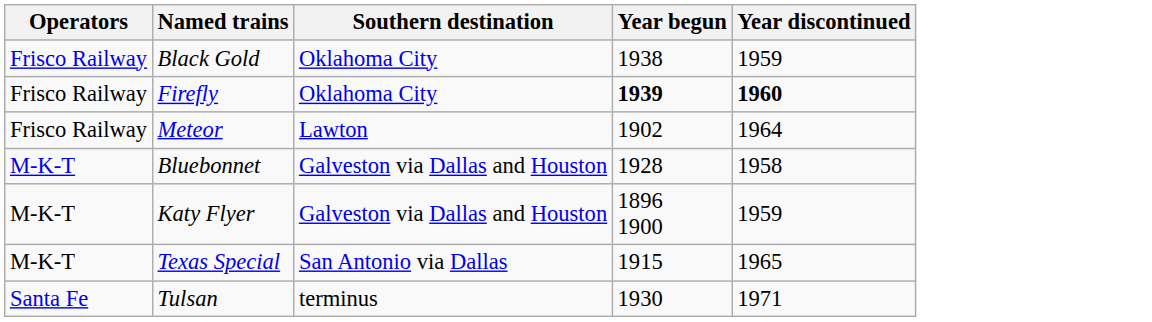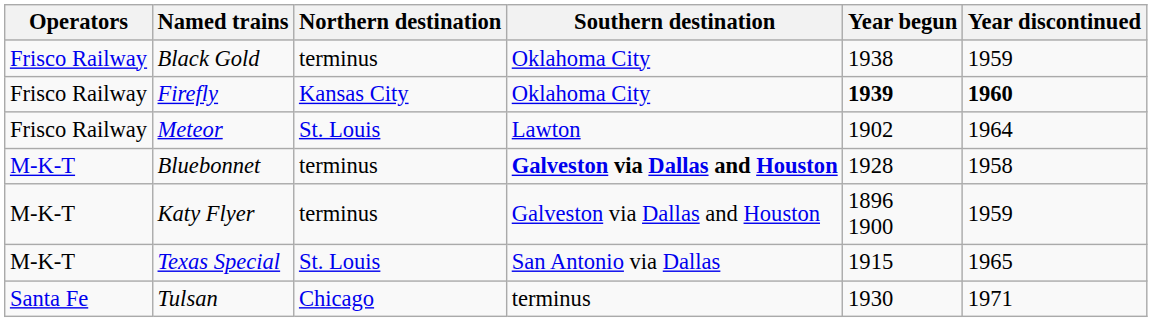+ column: (400, 22)
(453, 165) normal -> (675, 165) bold
